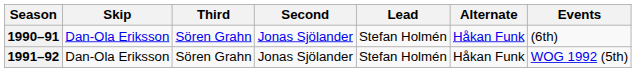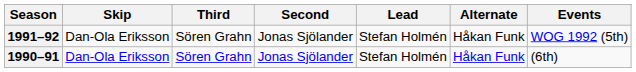rows swapped: (33, 36) <-> (33, 57)
